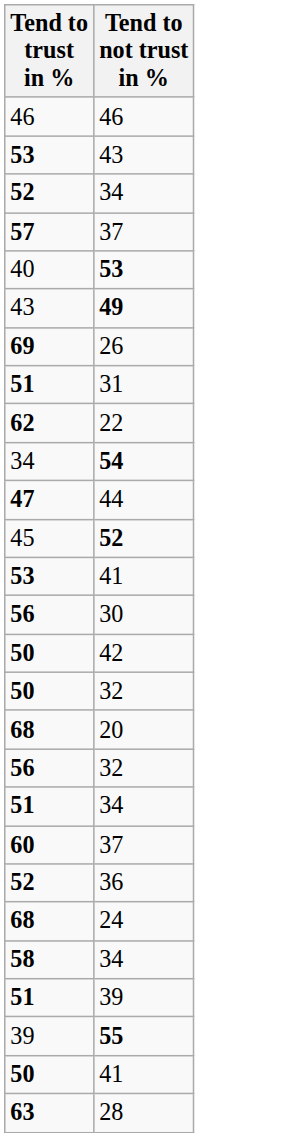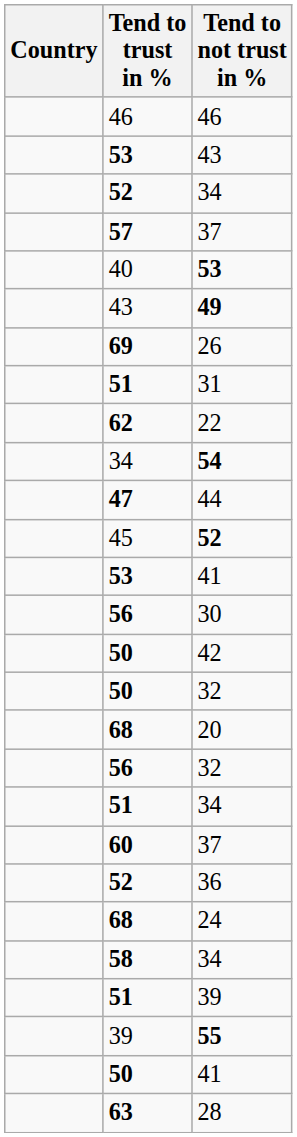+ column: (54, 50)
